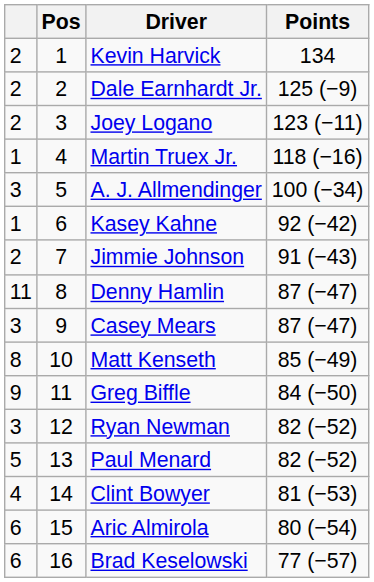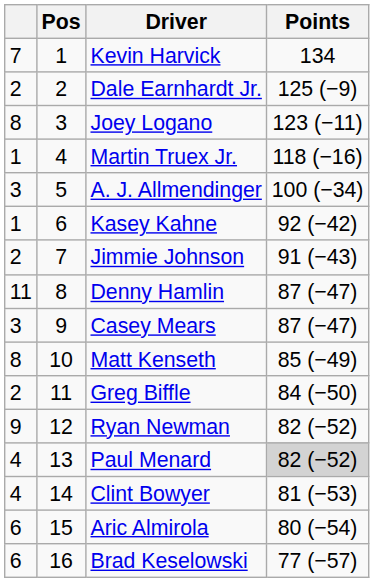(16, 55) 2 -> (16, 55) 7
(16, 123) 2 -> (16, 123) 8
(16, 392) 9 -> (16, 392) 2
(16, 426) 3 -> (16, 426) 9
(16, 460) 5 -> (16, 460) 4
(318, 460) no background -> (318, 460) lightgrey background
